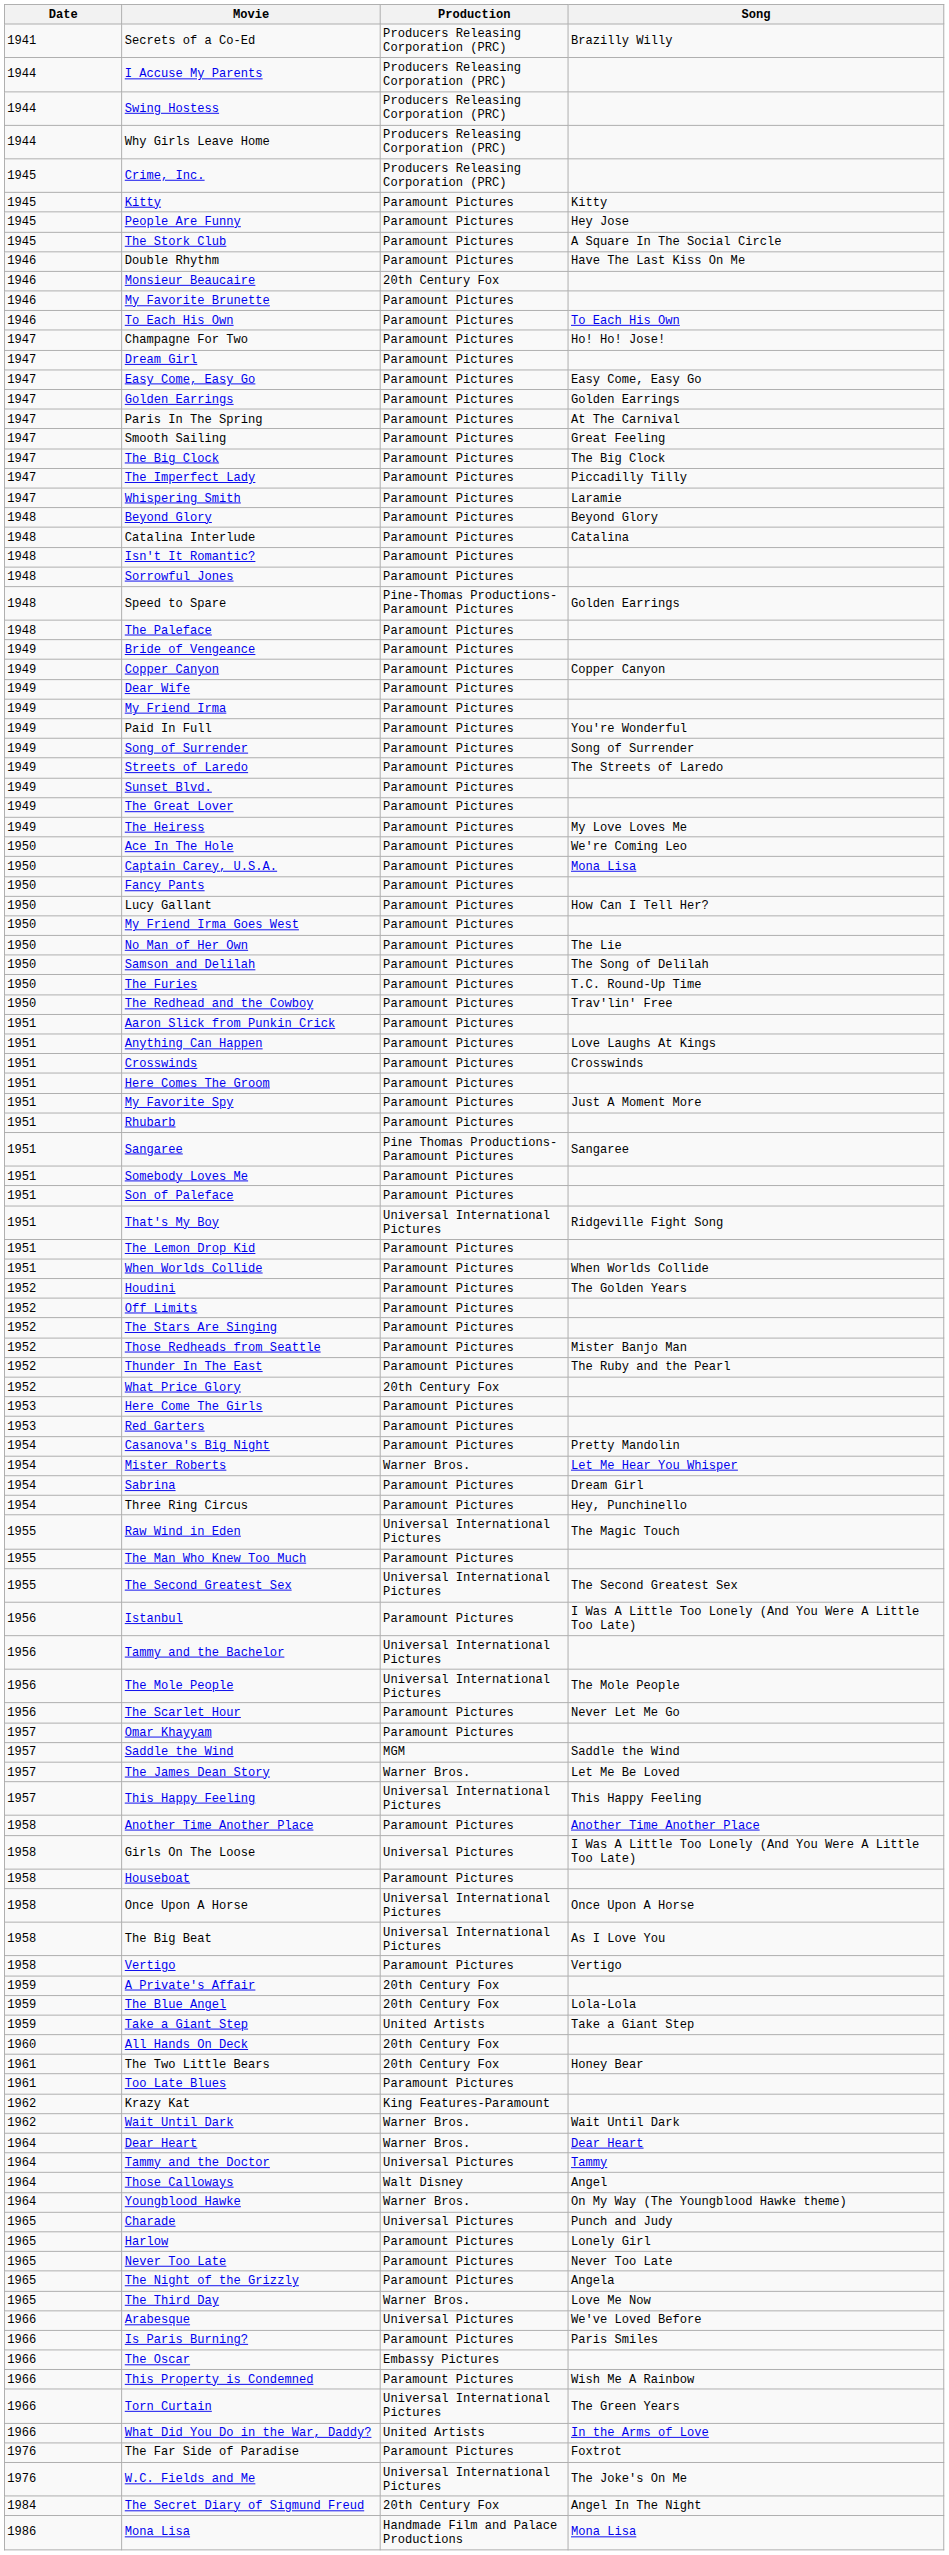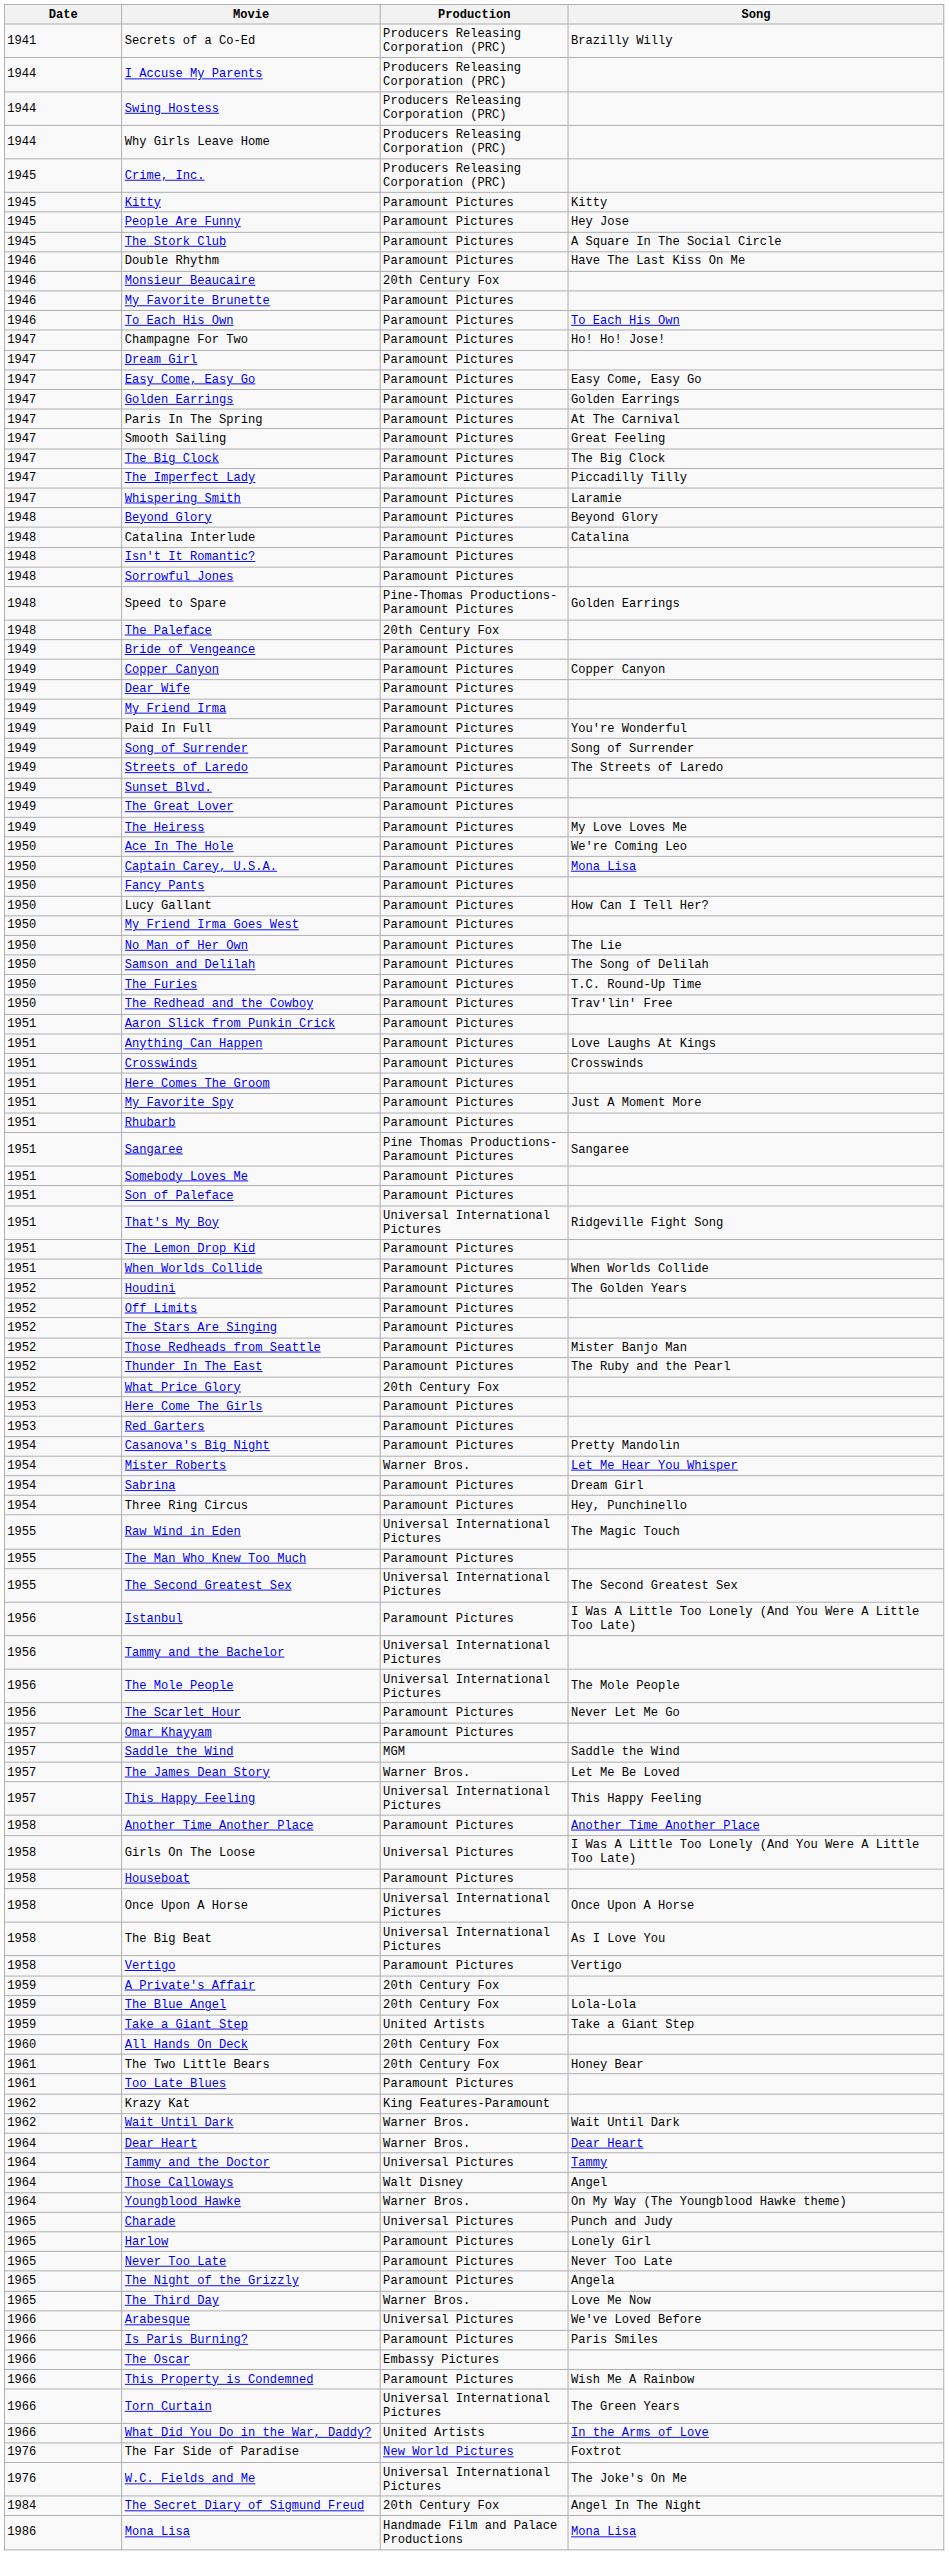(448, 630) Paramount Pictures -> (441, 630) 20th Century Fox
(448, 2453) Paramount Pictures -> (448, 2453) New World Pictures
